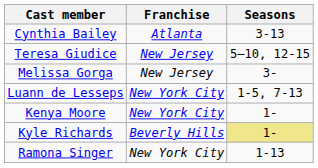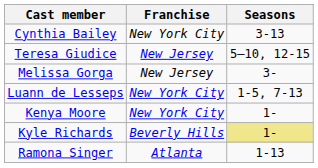(177, 34) Atlanta -> (177, 34) New York City
(177, 152) New York City -> (177, 152) Atlanta
